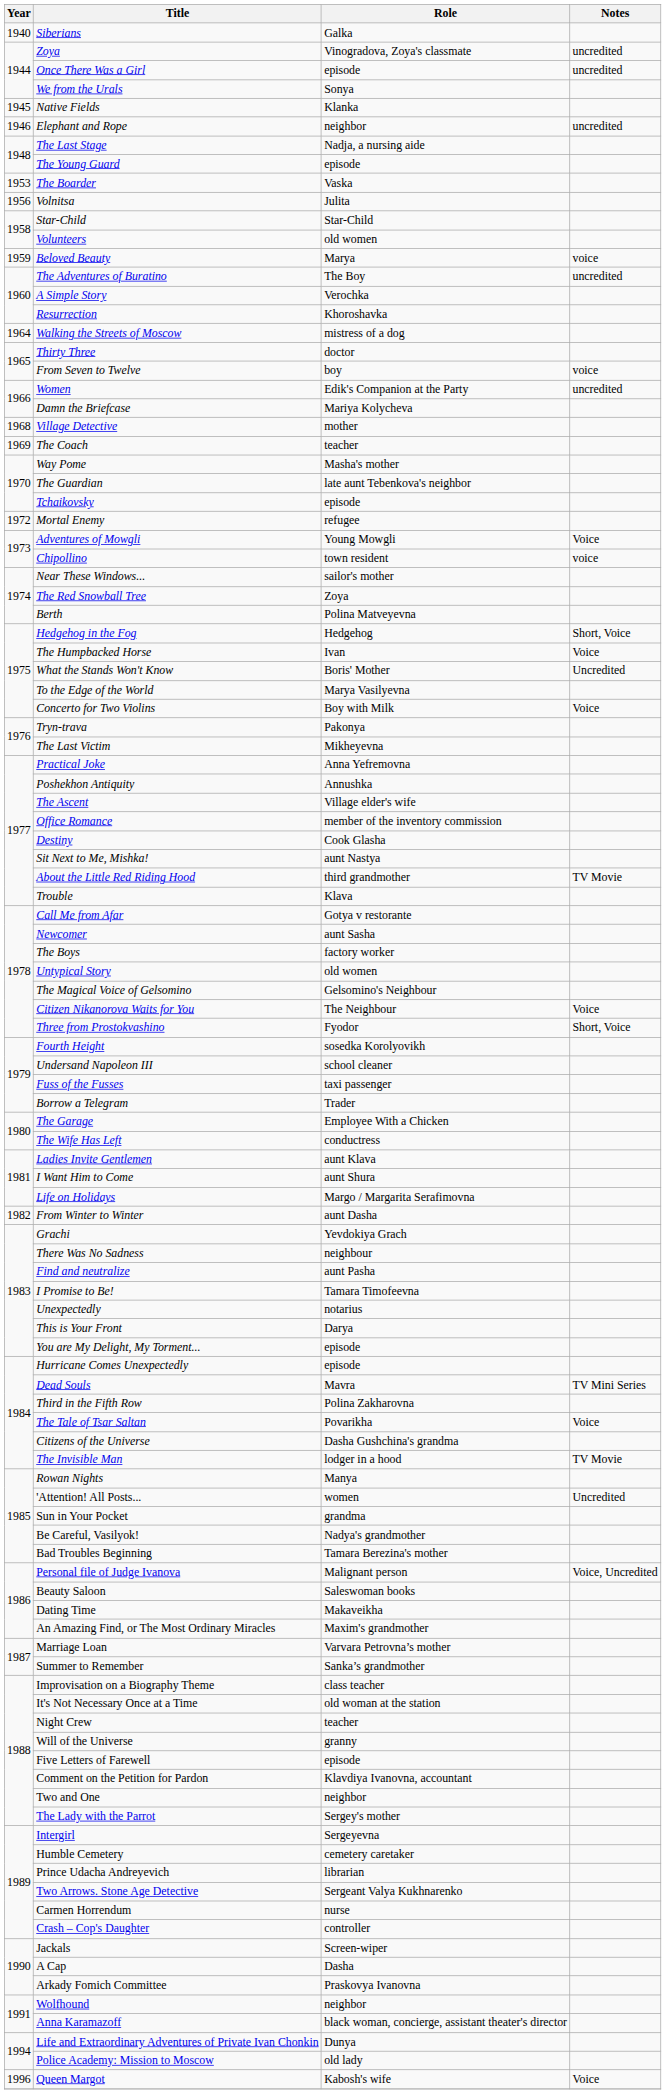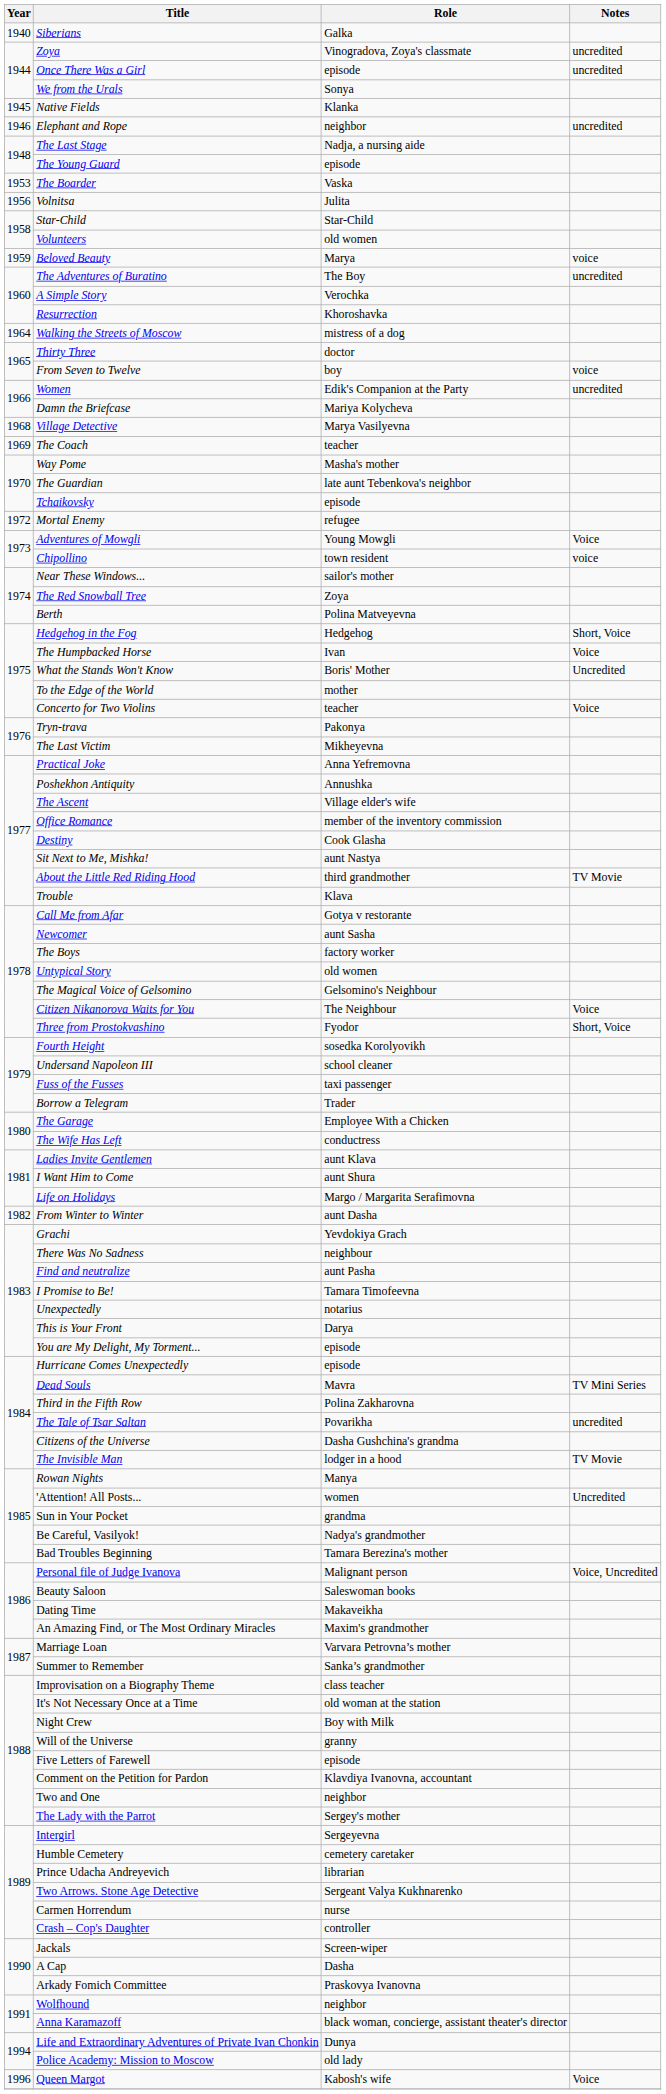(341, 426) mother -> (367, 426) Marya Vasilyevna
(367, 689) Marya Vasilyevna -> (341, 689) mother
(359, 708) Boy with Milk -> (341, 708) teacher
(586, 1422) Voice -> (597, 1422) uncredited
(341, 1722) teacher -> (359, 1722) Boy with Milk
